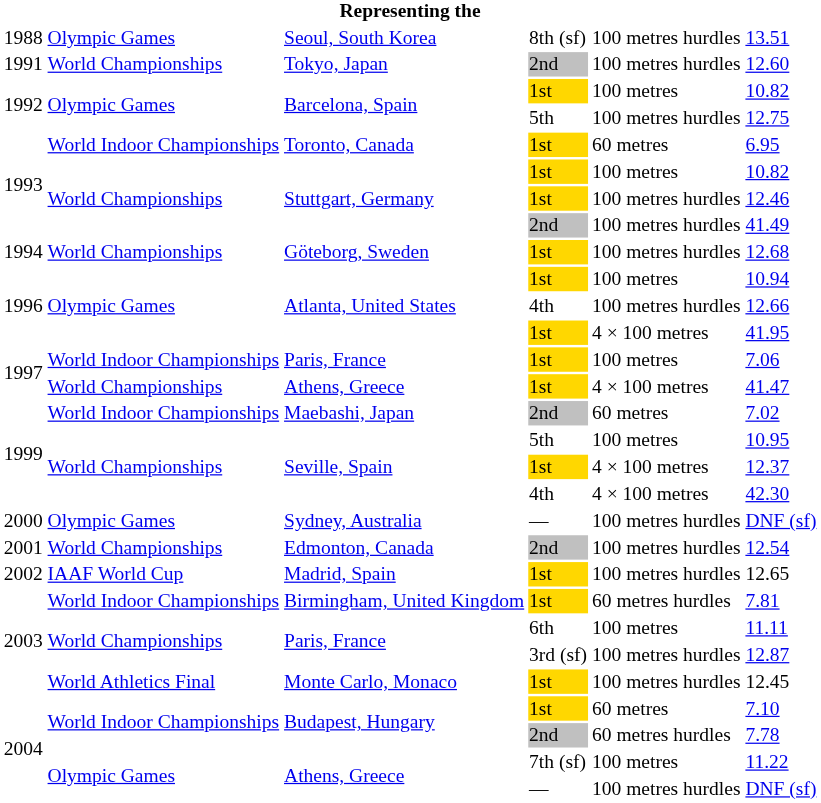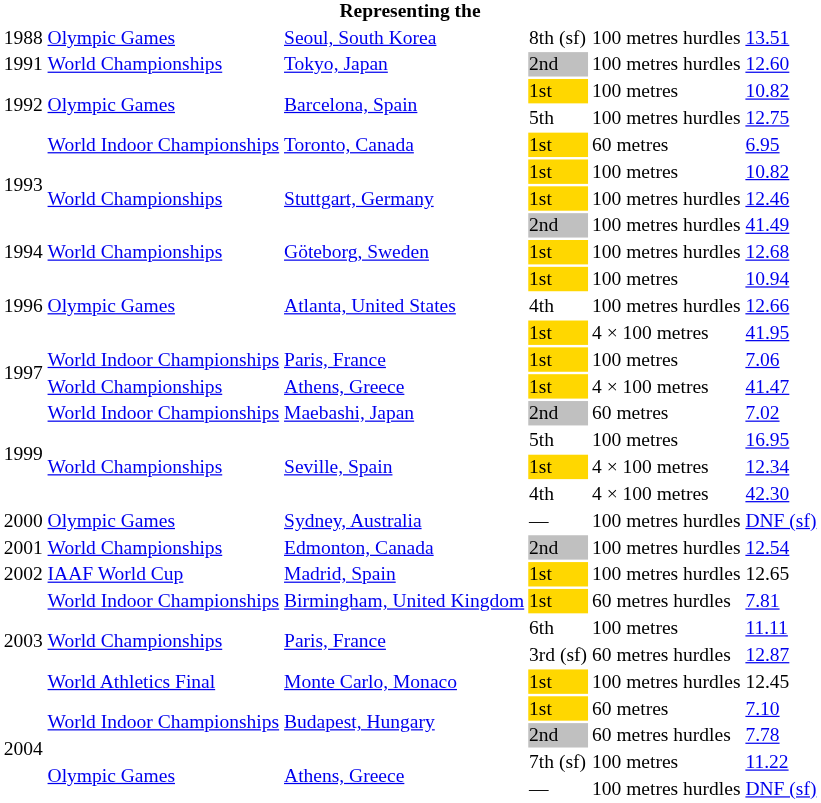(767, 439) 10.95 -> (767, 439) 16.95
(767, 466) 12.37 -> (767, 466) 12.34
(666, 654) 100 metres hurdles -> (661, 654) 60 metres hurdles
